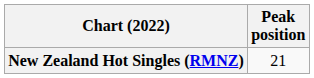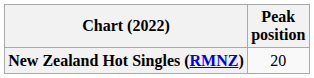(278, 60) 21 -> (278, 60) 20
